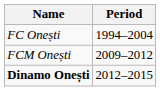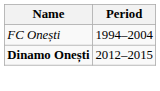- row: (39, 55)
